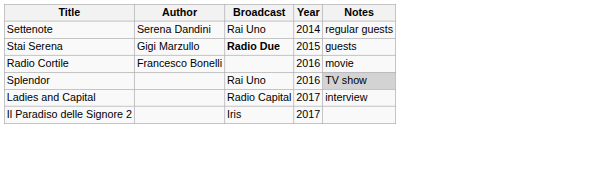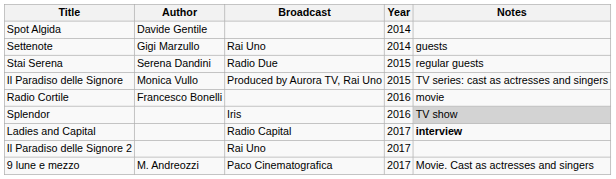+ row: (34, 30)
(174, 30) Serena Dandini -> (168, 47) Gigi Marzullo
(359, 30) regular guests -> (431, 47) guests
(168, 47) Gigi Marzullo -> (174, 64) Serena Dandini
(254, 47) bold -> (252, 64) normal
(341, 47) guests -> (450, 64) regular guests
+ row: (65, 81)
(246, 81) Rai Uno -> (234, 115) Iris
(346, 98) normal -> (439, 132) bold
(234, 115) Iris -> (246, 149) Rai Uno
+ row: (43, 166)
